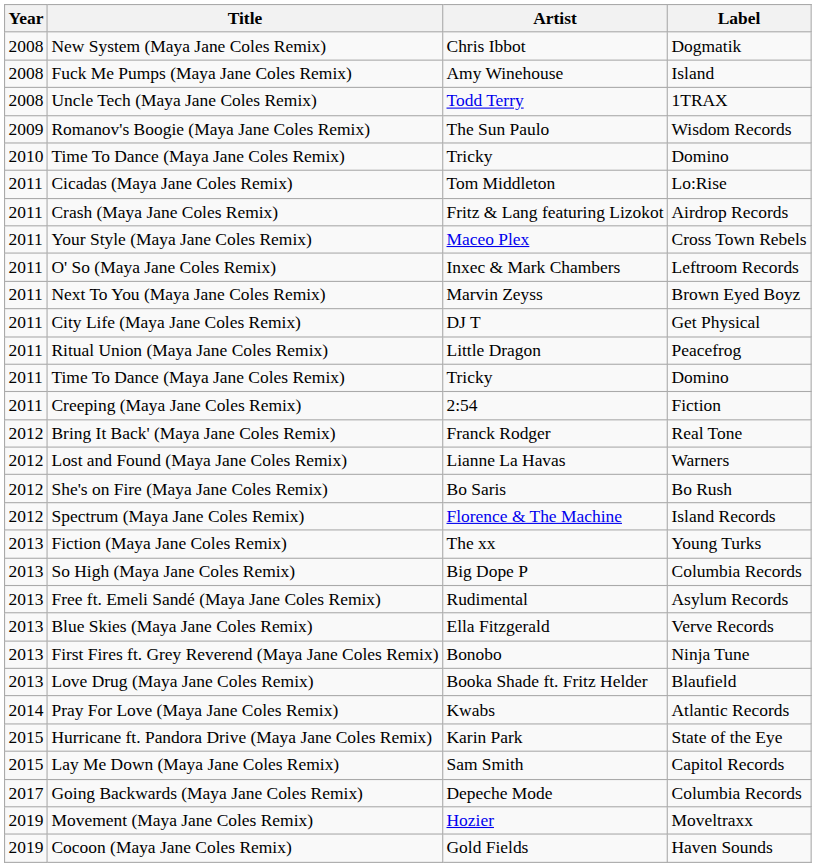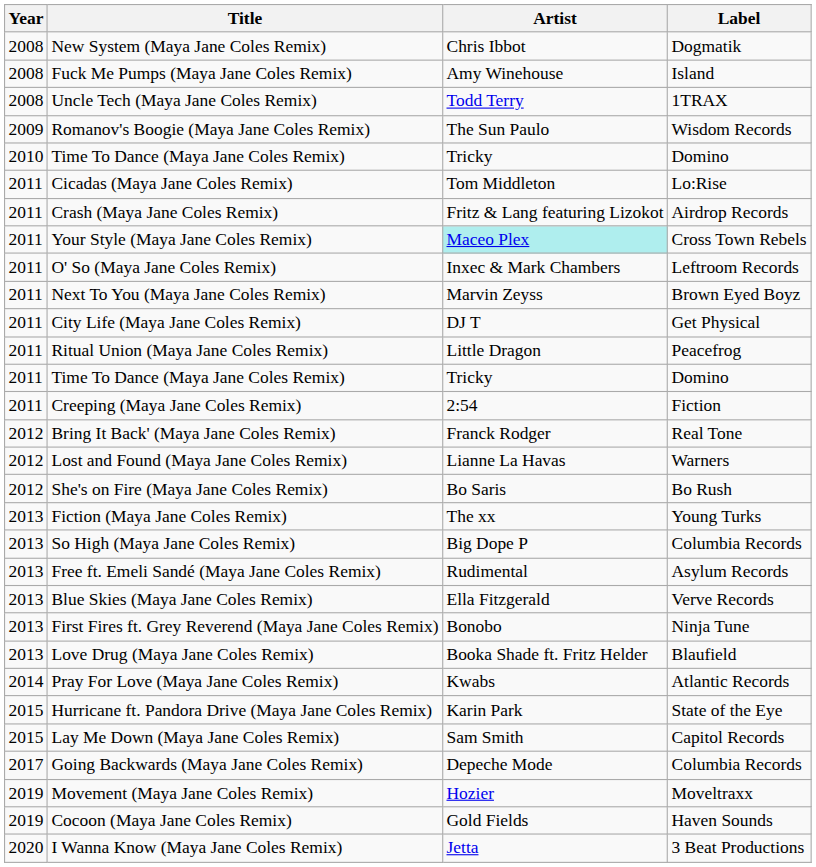(488, 239) no background -> (488, 239) paleturquoise background
- row: (26, 516)
+ row: (26, 848)
